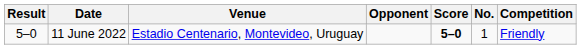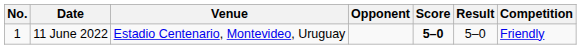columns swapped: (484, 14) <-> (26, 14)
